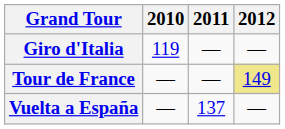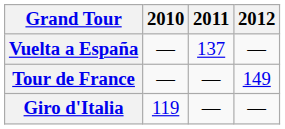rows swapped: (74, 49) <-> (74, 108)
(257, 78) khaki background -> (257, 78) no background
